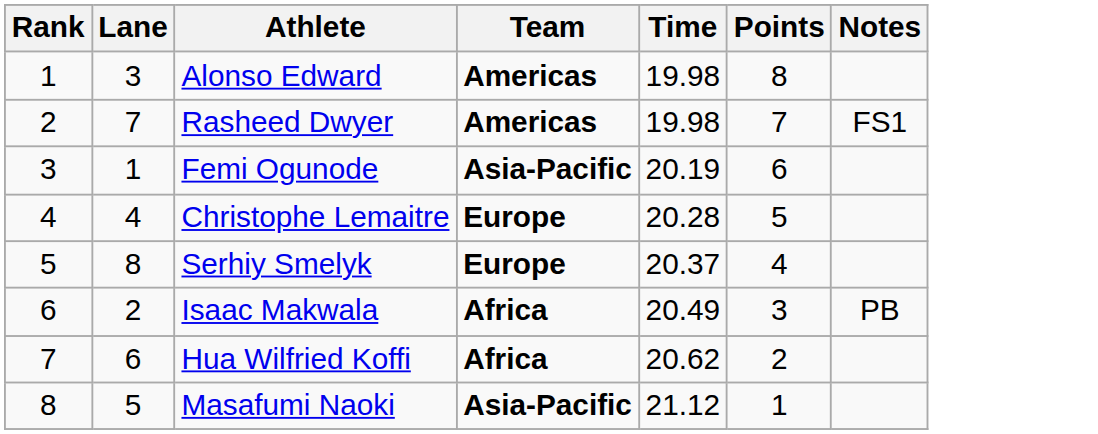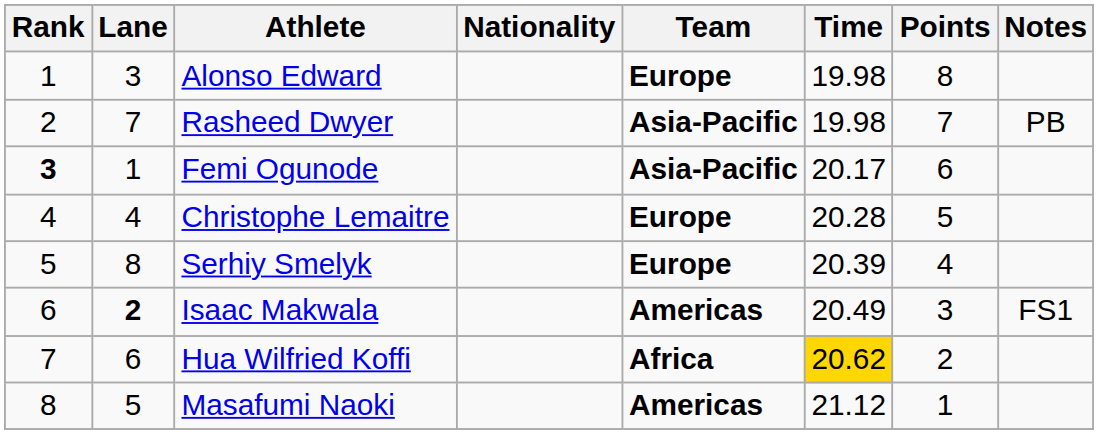+ column: (539, 28)
(530, 75) Americas -> (680, 75) Europe
(530, 122) Americas -> (713, 122) Asia-Pacific
(880, 122) FS1 -> (1046, 122) PB
(48, 169) normal -> (48, 169) bold
(683, 169) 20.19 -> (849, 169) 20.17
(683, 264) 20.37 -> (849, 264) 20.39
(133, 311) normal -> (133, 311) bold
(505, 311) Africa -> (696, 311) Americas
(880, 311) PB -> (1046, 311) FS1
(683, 358) no background -> (849, 358) gold background
(548, 405) Asia-Pacific -> (696, 405) Americas
